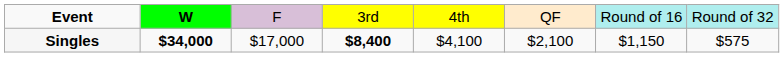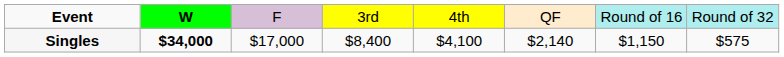(368, 40) bold -> (368, 40) normal
(550, 40) $2,100 -> (550, 40) $2,140
